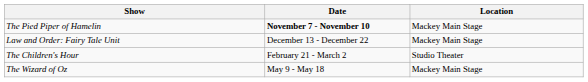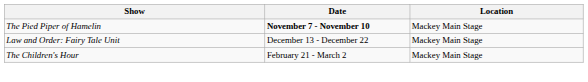(438, 55) Studio Theater -> (447, 55) Mackey Main Stage
- row: (37, 70)
